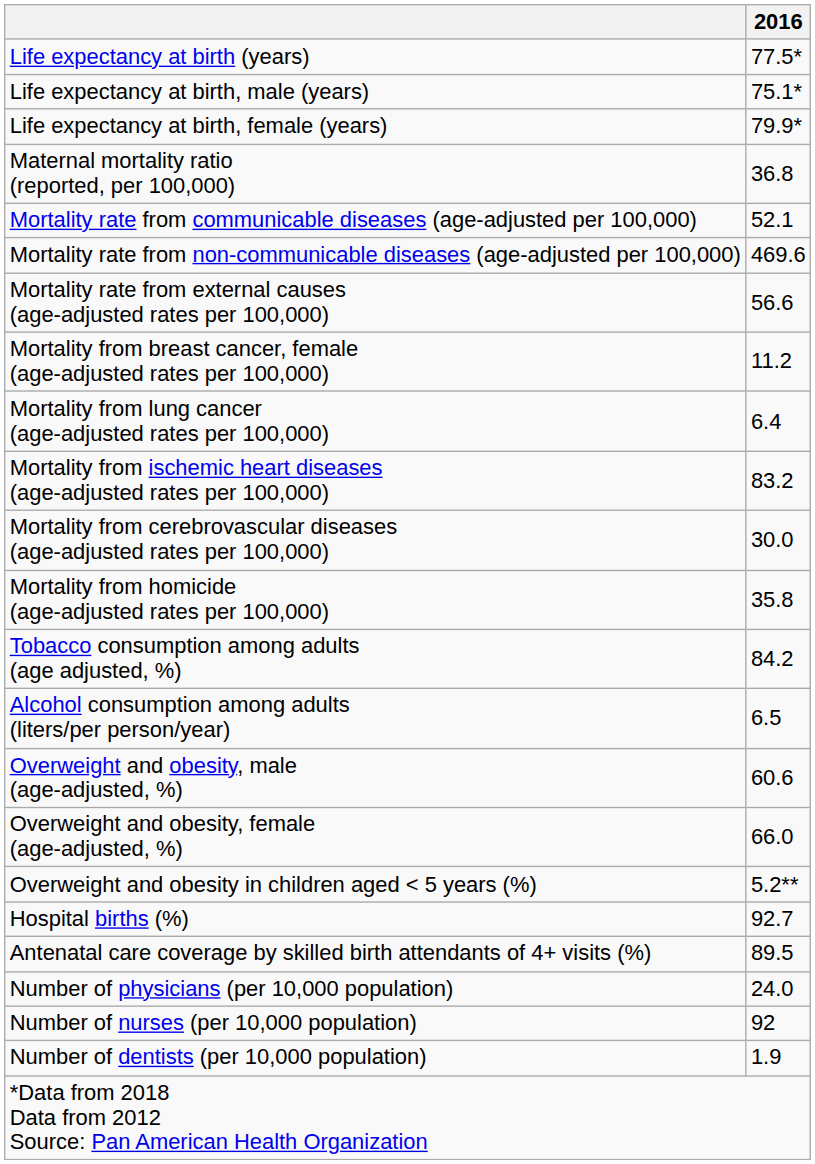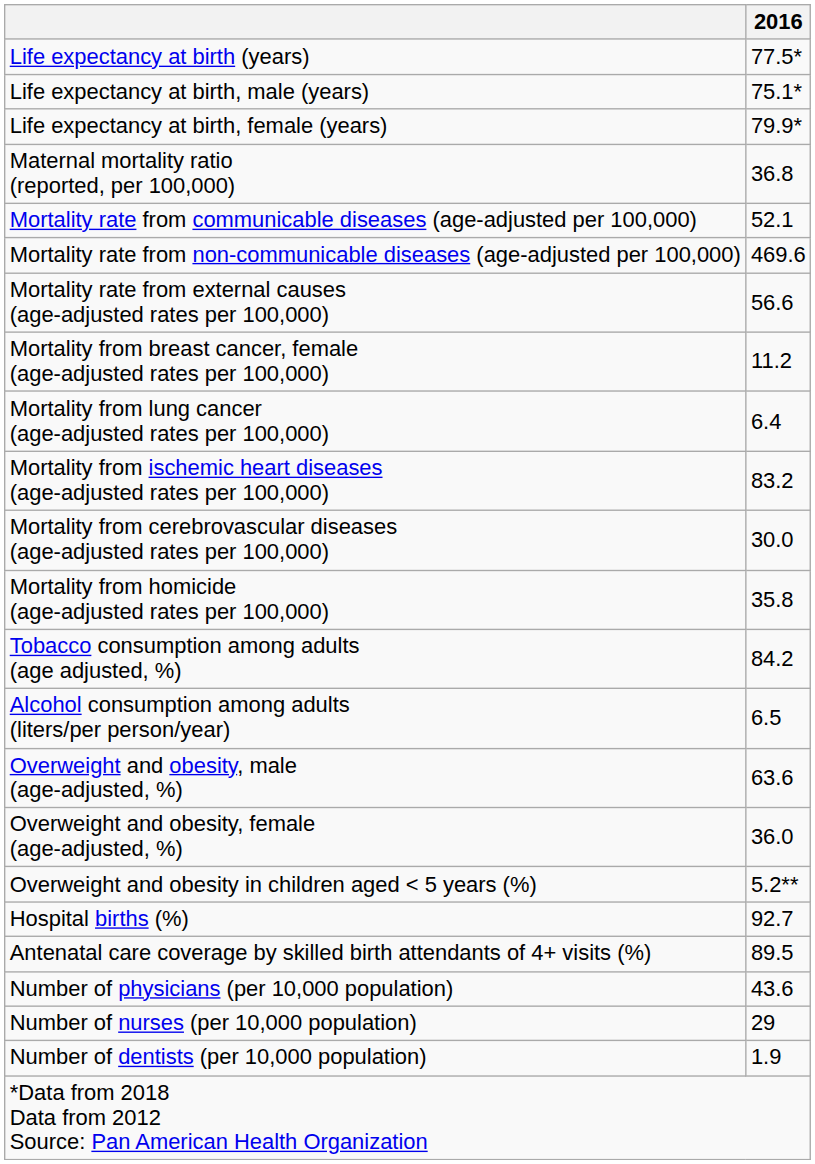(772, 777) 60.6 -> (772, 777) 63.6
(772, 837) 66.0 -> (772, 837) 36.0
(772, 988) 24.0 -> (772, 988) 43.6
(763, 1023) 92 -> (763, 1023) 29
